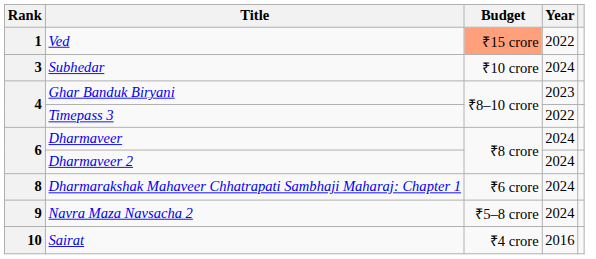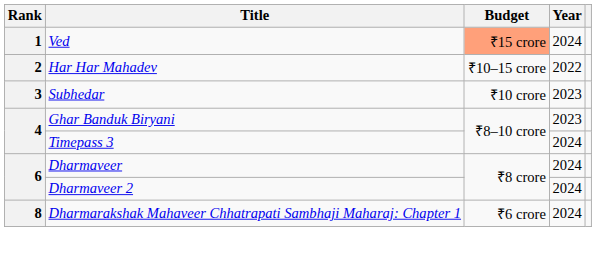(560, 40) 2022 -> (567, 40) 2024
+ row: (103, 67)
(560, 67) 2024 -> (567, 94) 2023
(560, 115) 2022 -> (567, 142) 2024
- row: (121, 213)
- row: (66, 240)
